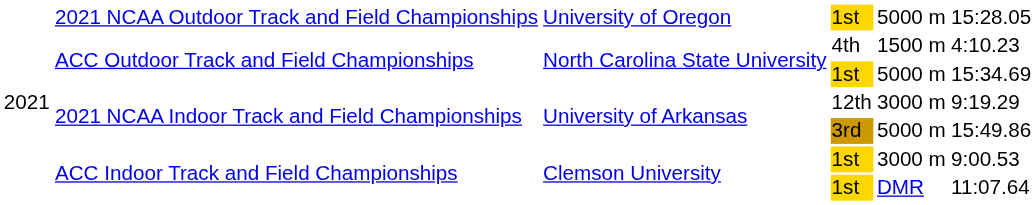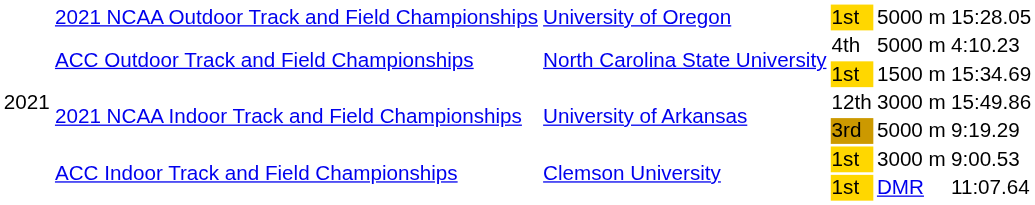(911, 45) 1500 m -> (911, 45) 5000 m
(911, 74) 5000 m -> (911, 74) 1500 m
(985, 102) 9:19.29 -> (991, 102) 15:49.86
(991, 130) 15:49.86 -> (985, 130) 9:19.29
